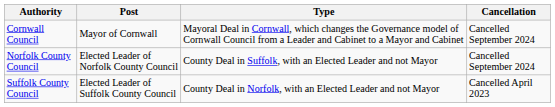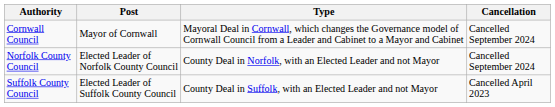(310, 61) County Deal in Suffolk, with an Elected Leader and not Mayor -> (311, 61) County Deal in Norfolk, with an Elected Leader and not Mayor
(311, 88) County Deal in Norfolk, with an Elected Leader and not Mayor -> (310, 88) County Deal in Suffolk, with an Elected Leader and not Mayor
